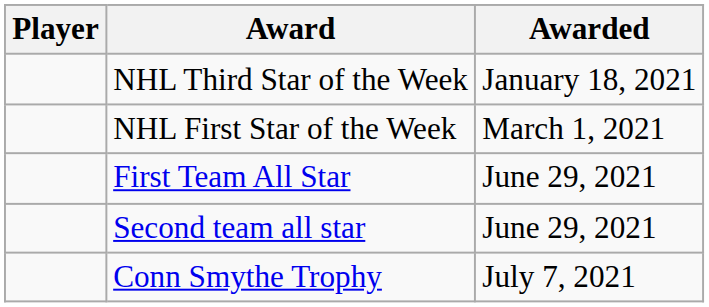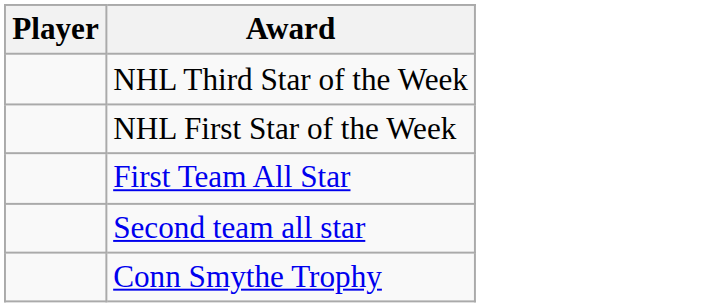- column: (589, 29)
